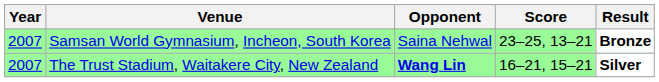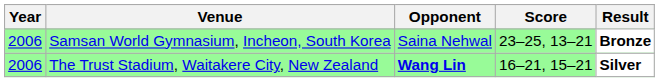(25, 41) 2007 -> (25, 41) 2006
(25, 65) 2007 -> (25, 65) 2006
